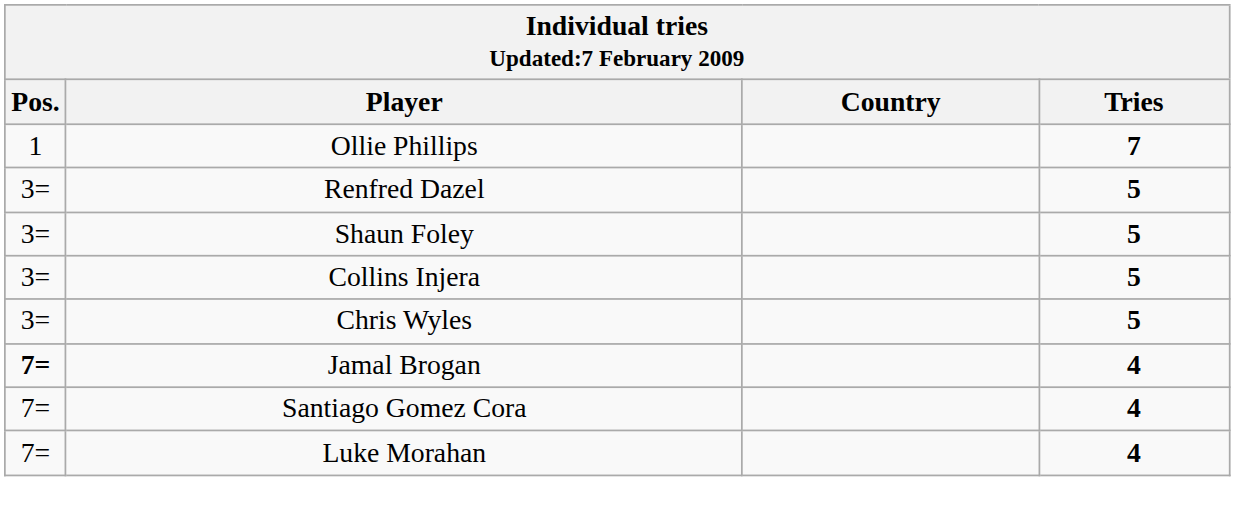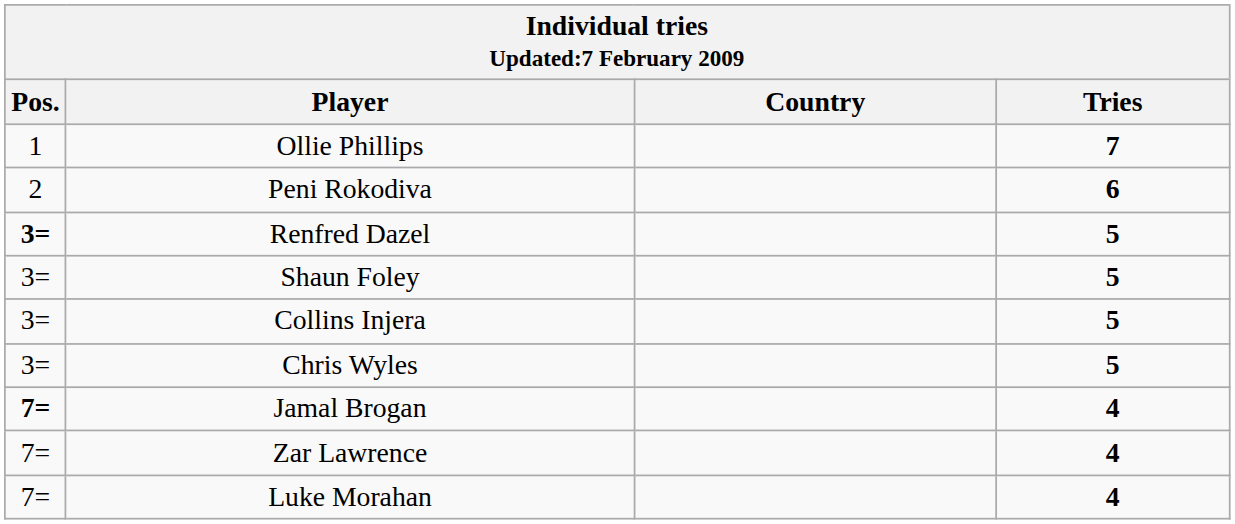+ row: (350, 189)
(35, 189) normal -> (35, 233) bold
- row: (404, 408)
+ row: (350, 452)
